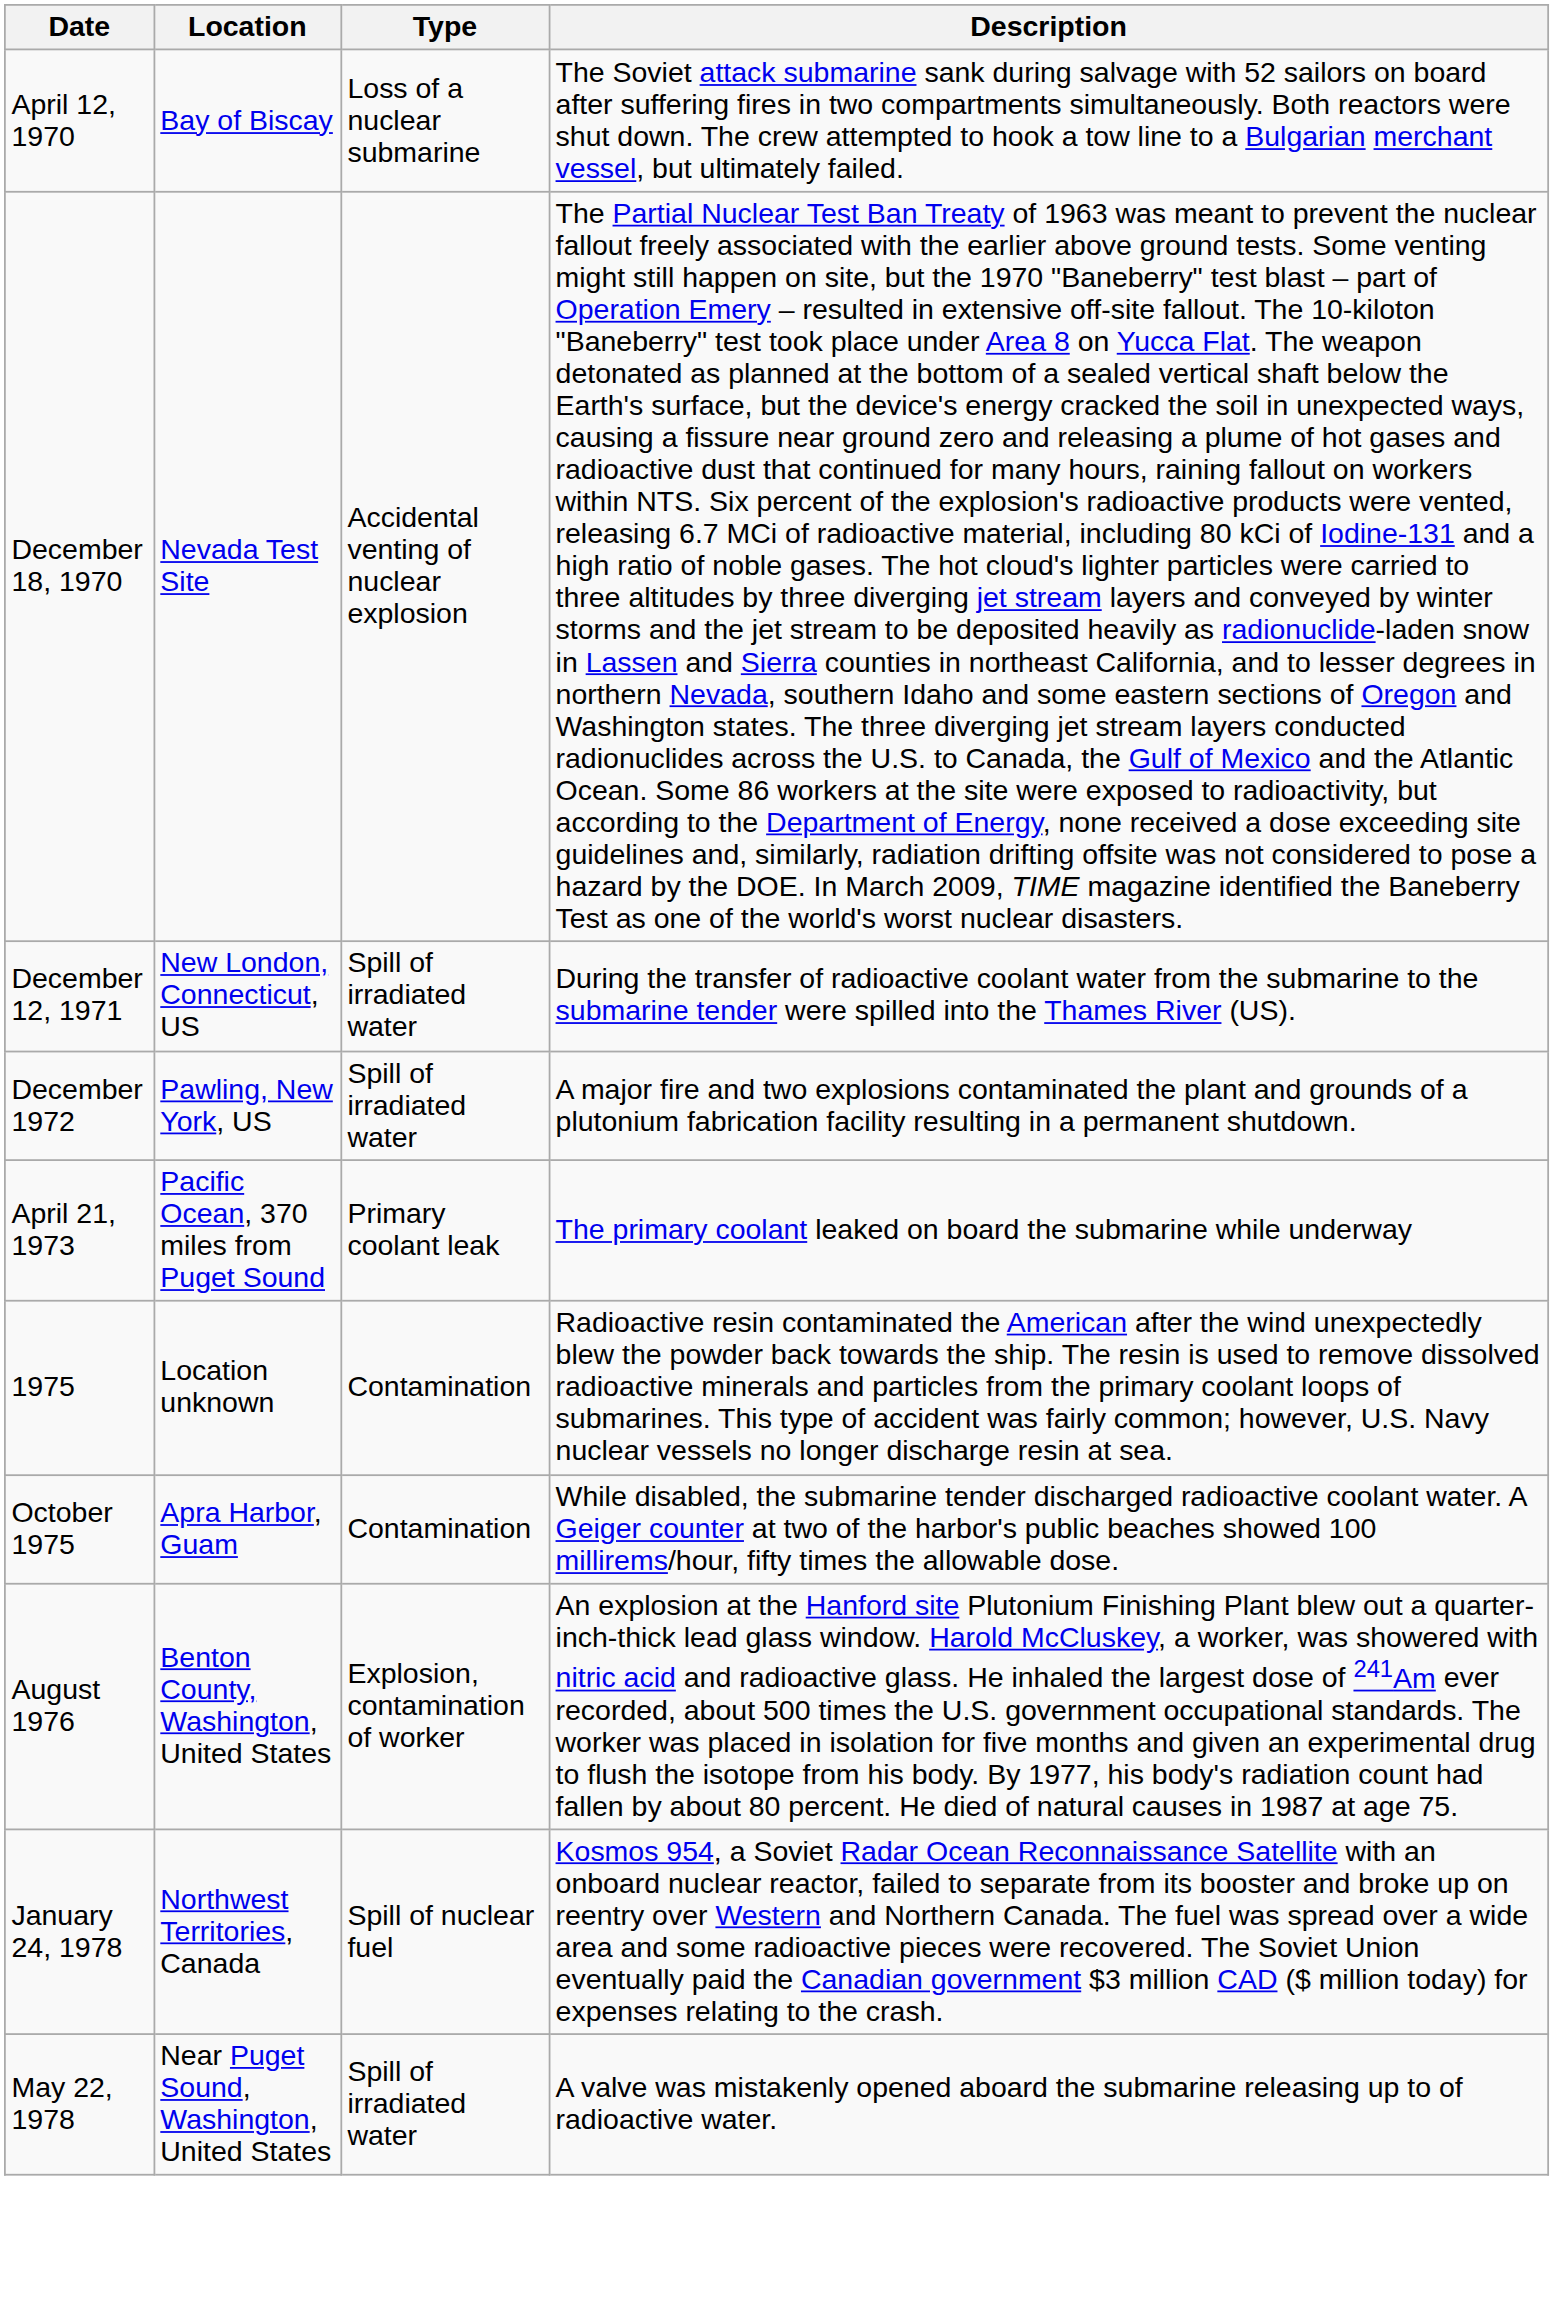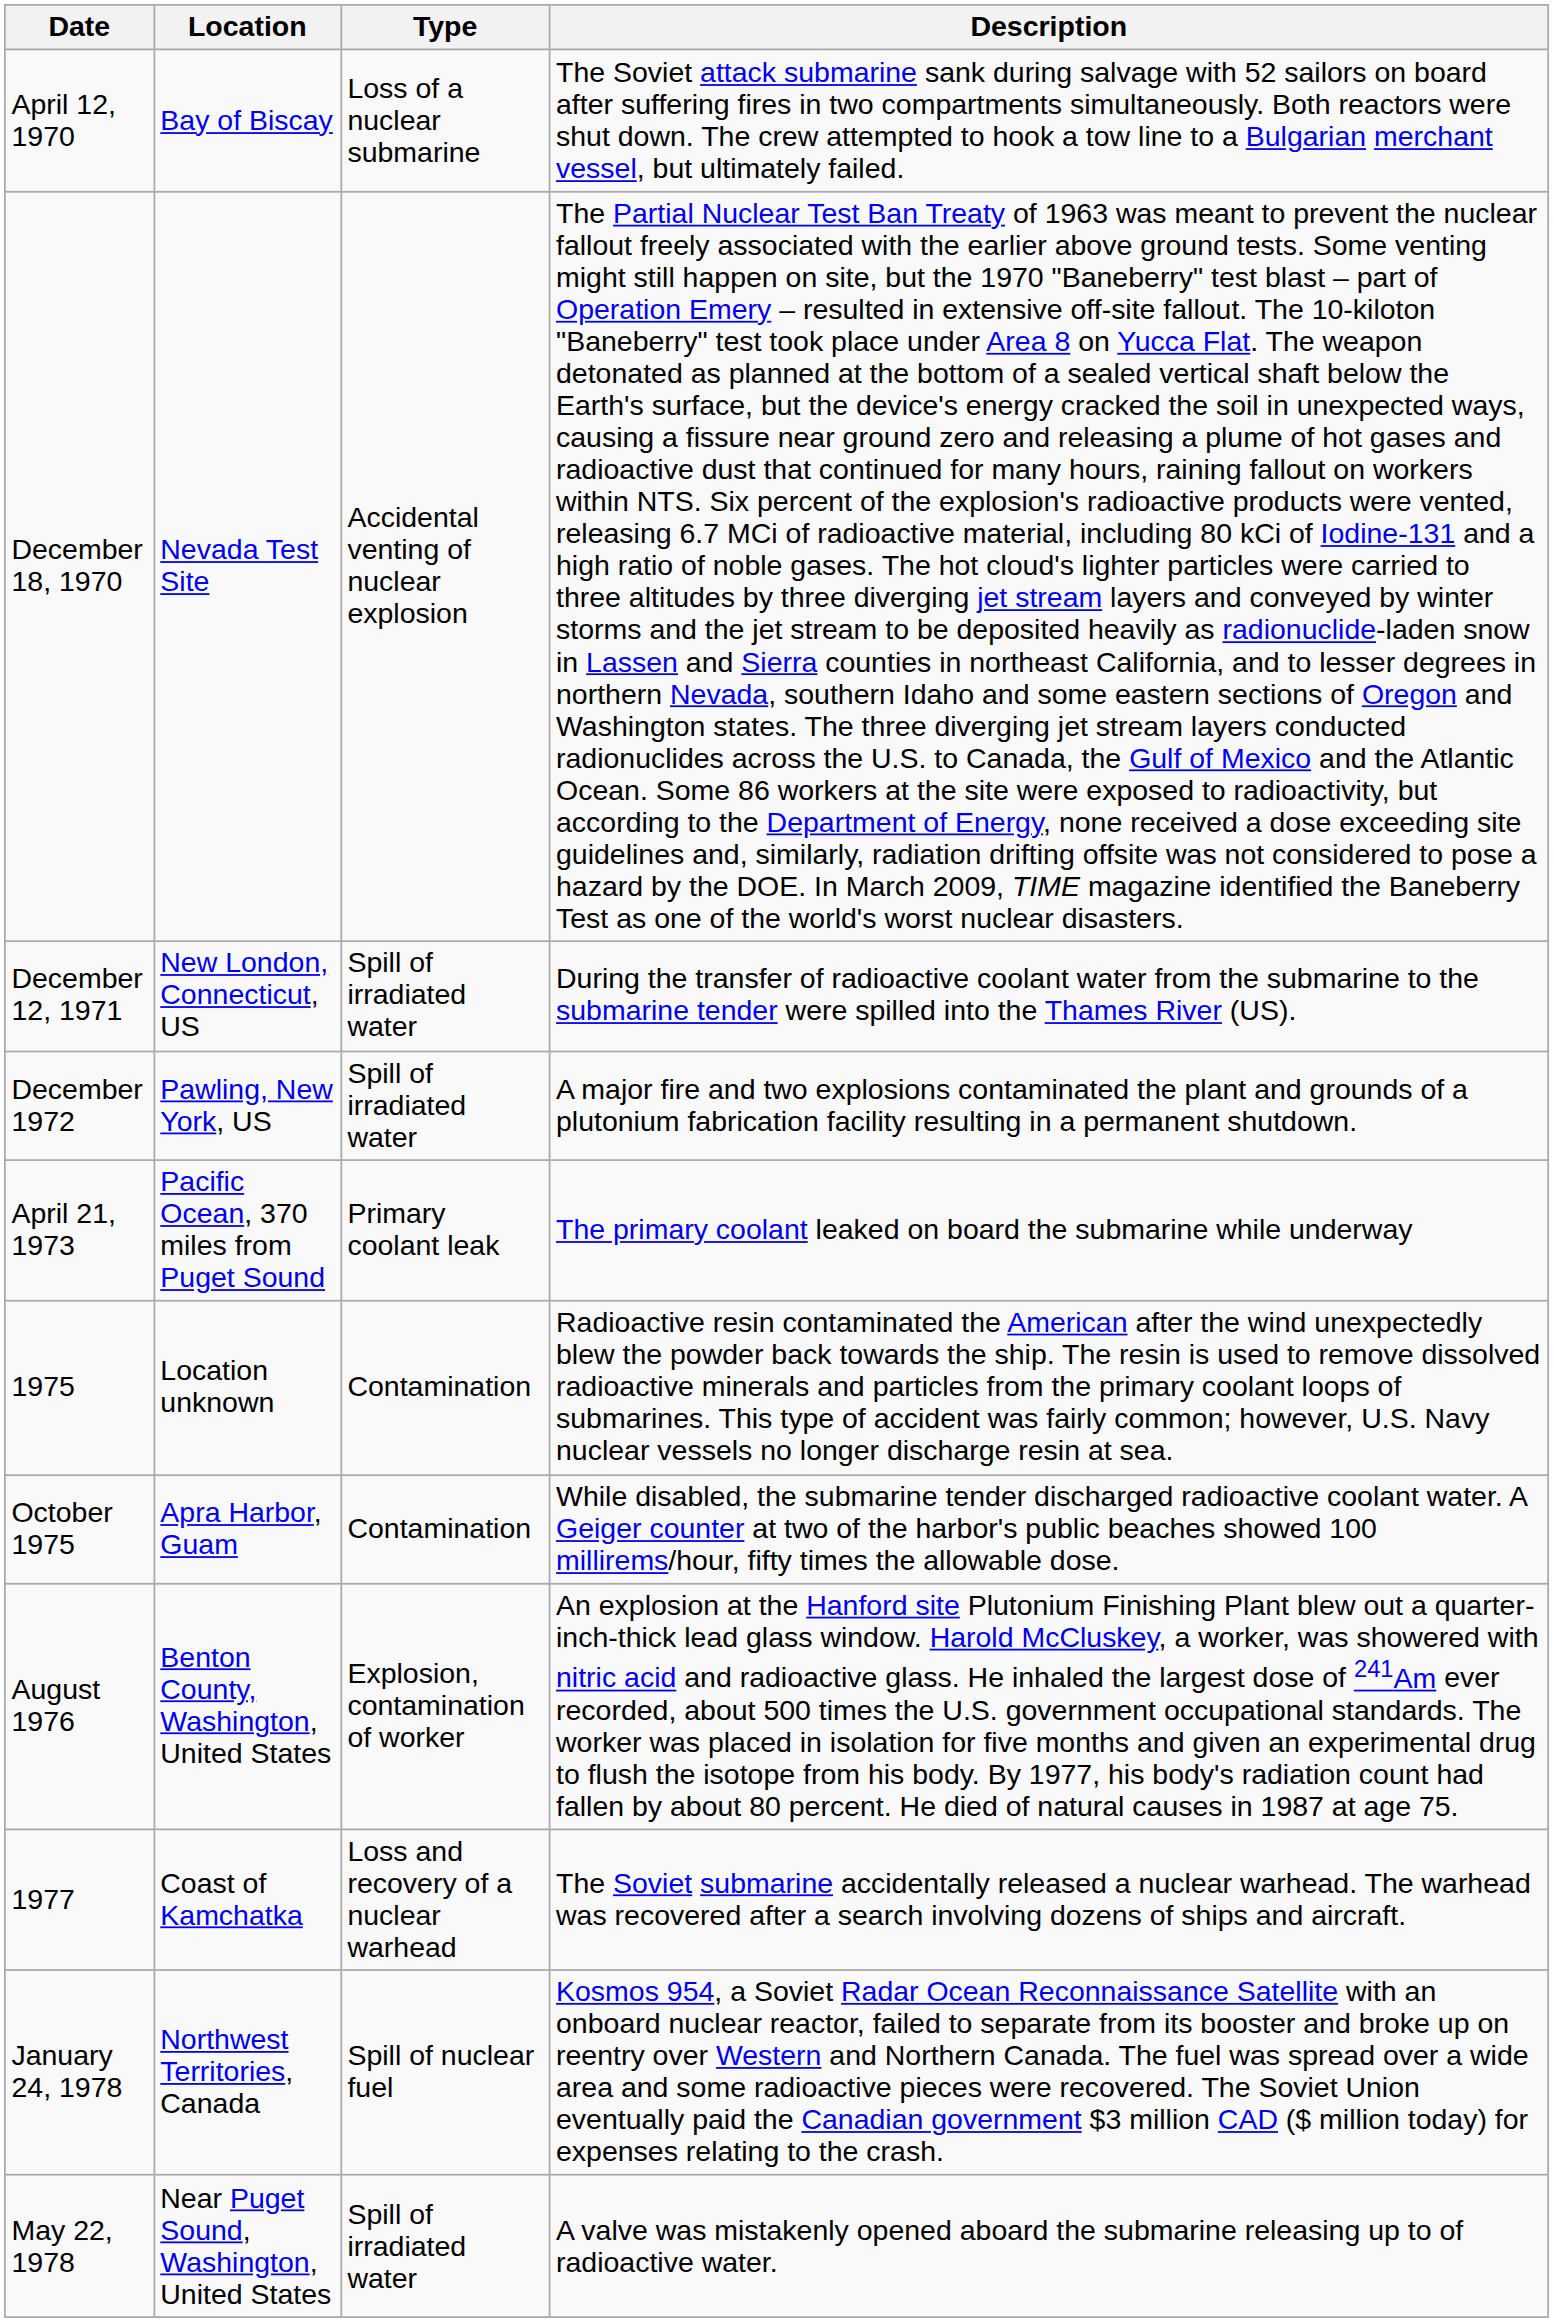+ row: (43, 1899)
